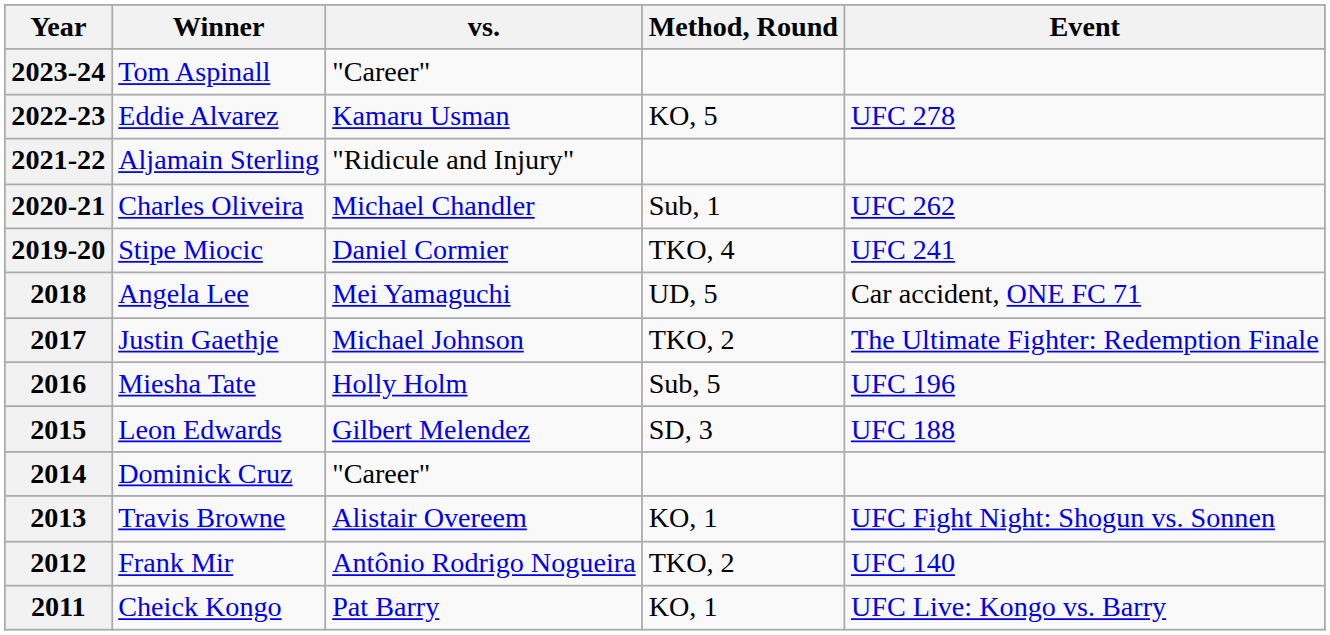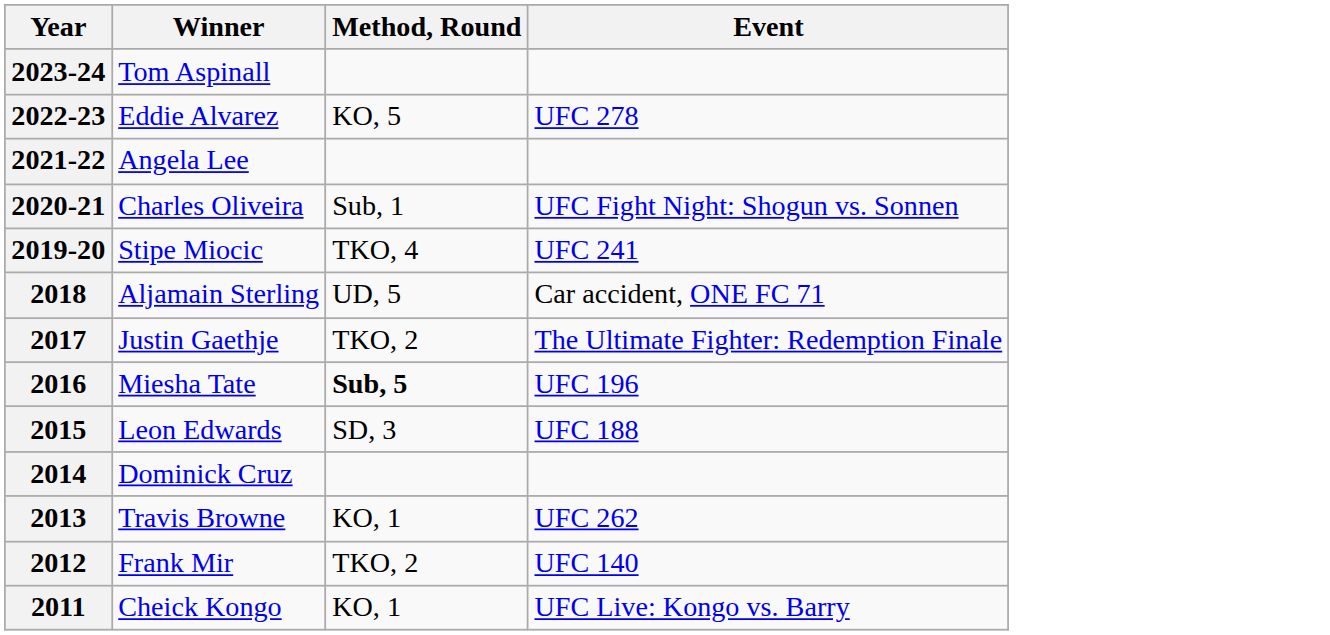- column: (484, 26)
(219, 160) Aljamain Sterling -> (183, 160) Angela Lee
(903, 205) UFC 262 -> (747, 205) UFC Fight Night: Shogun vs. Sonnen
(183, 294) Angela Lee -> (219, 294) Aljamain Sterling
(685, 384) normal -> (370, 384) bold
(1063, 518) UFC Fight Night: Shogun vs. Sonnen -> (587, 518) UFC 262
